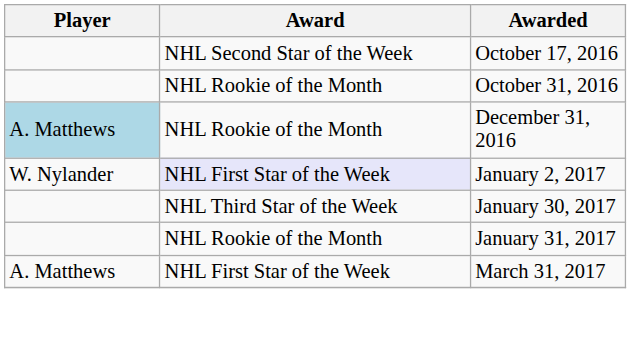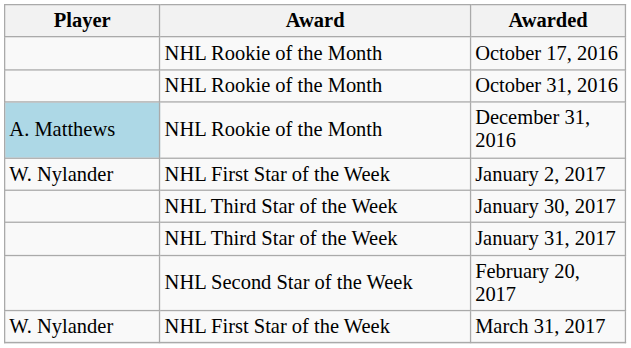(289, 53) NHL Second Star of the Week -> (273, 53) NHL Rookie of the Month
(277, 173) lavender background -> (277, 173) no background
(273, 238) NHL Rookie of the Month -> (281, 238) NHL Third Star of the Week
+ row: (527, 282)
(62, 271) A. Matthews -> (61, 326) W. Nylander
